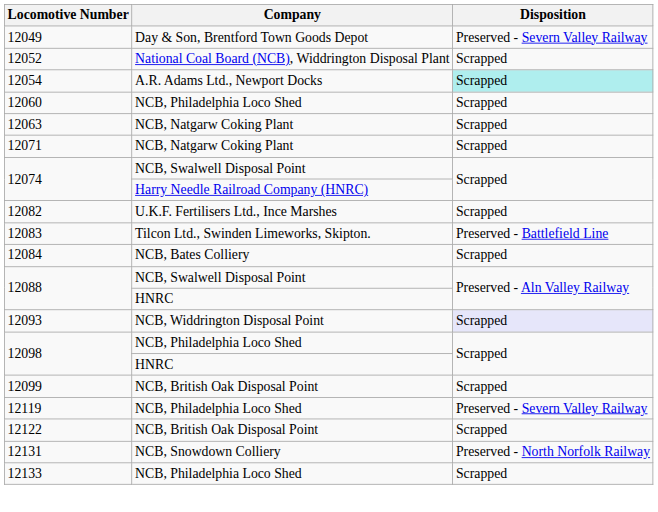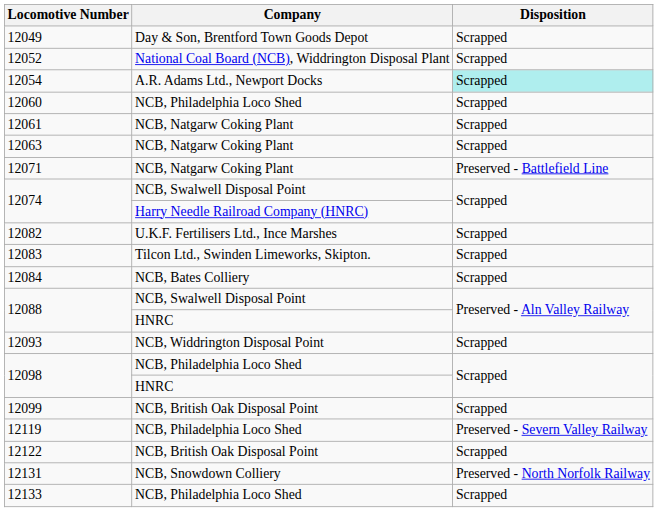(552, 37) Preserved - Severn Valley Railway -> (482, 37) Scrapped
+ row: (25, 124)
(482, 146) Scrapped -> (532, 168) Preserved - Battlefield Line
(532, 233) Preserved - Battlefield Line -> (482, 255) Scrapped
(482, 320) lavender background -> (482, 342) no background
